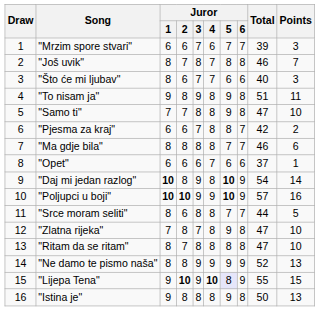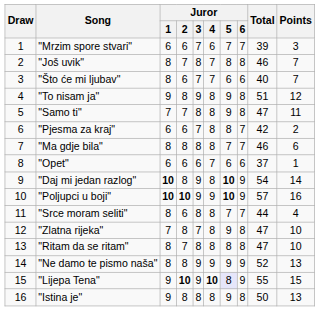(296, 79) 3 -> (296, 79) 7
(296, 96) 11 -> (296, 96) 12
(296, 113) 10 -> (296, 113) 11
(296, 213) 5 -> (296, 213) 4
